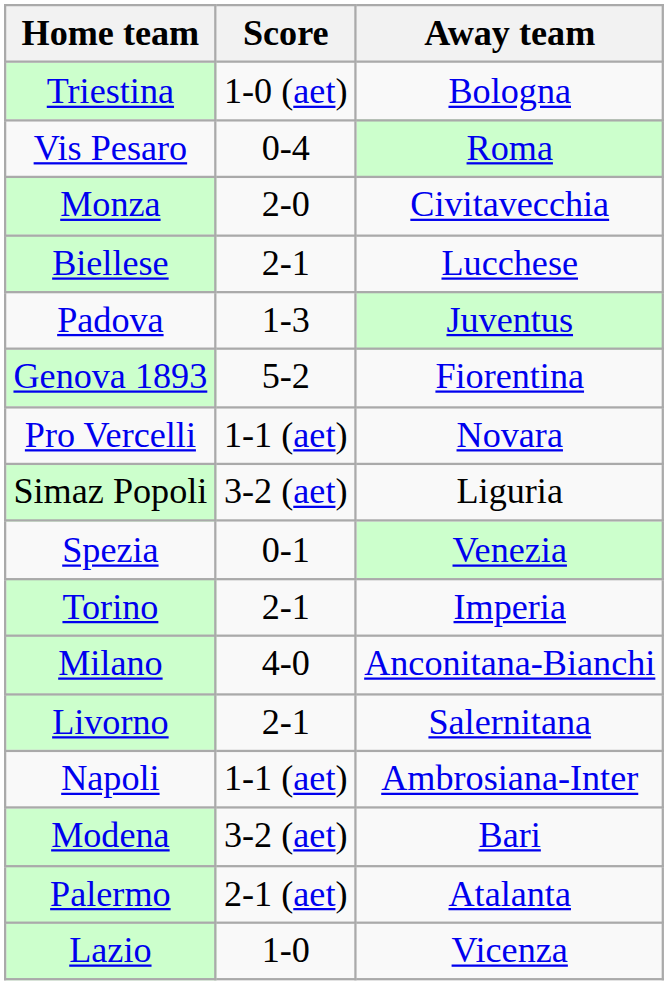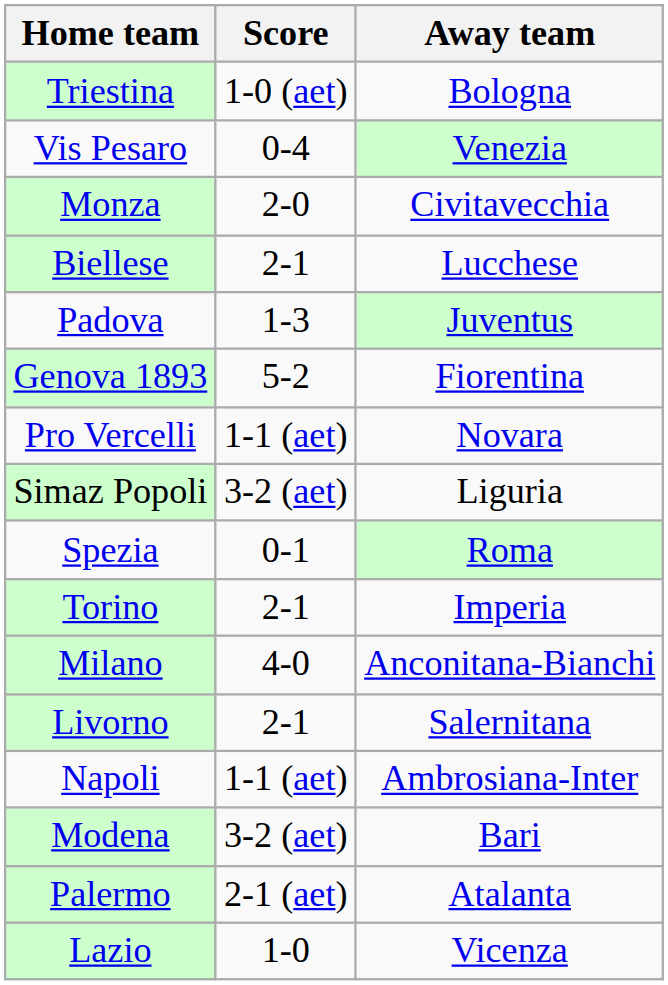(510, 147) Roma -> (510, 147) Venezia
(510, 549) Venezia -> (510, 549) Roma
